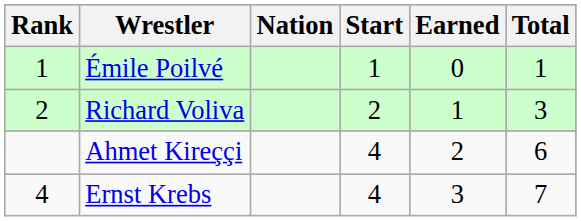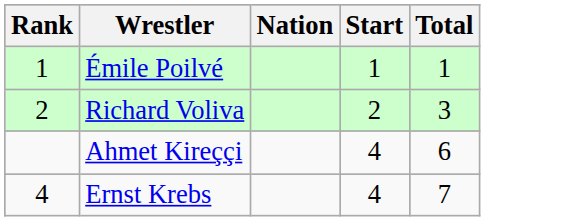- column: (457, 25)
